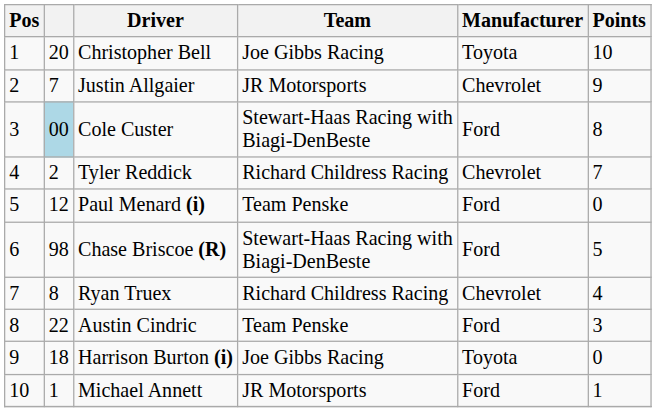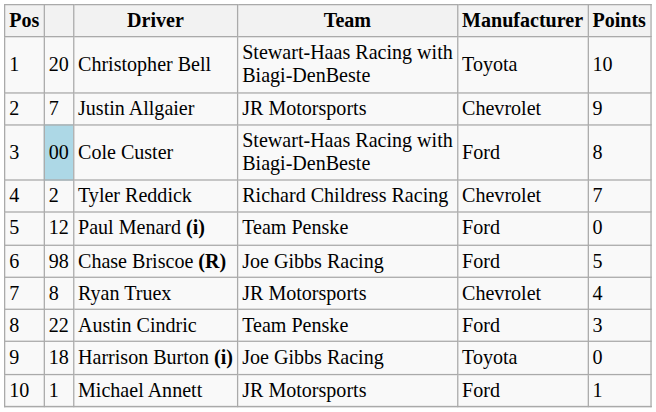(313, 52) Joe Gibbs Racing -> (347, 64) Stewart-Haas Racing with Biagi-DenBeste
(347, 248) Stewart-Haas Racing with Biagi-DenBeste -> (313, 260) Joe Gibbs Racing
(345, 292) Richard Childress Racing -> (304, 292) JR Motorsports
